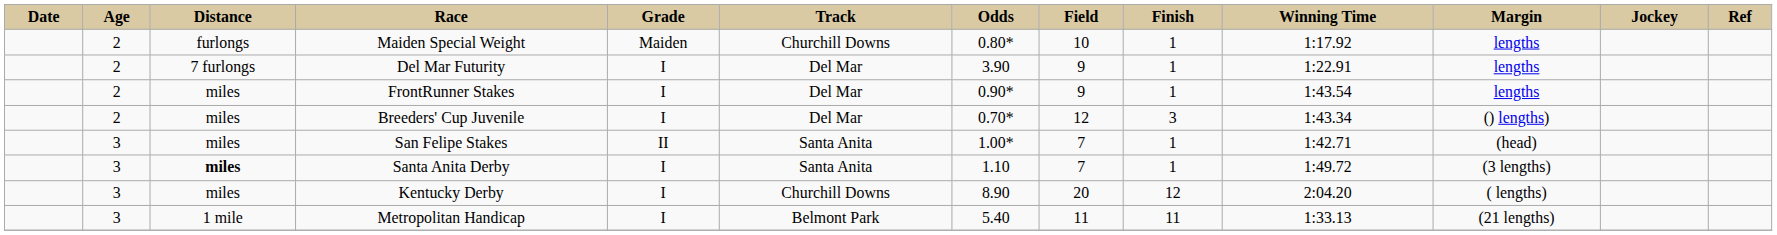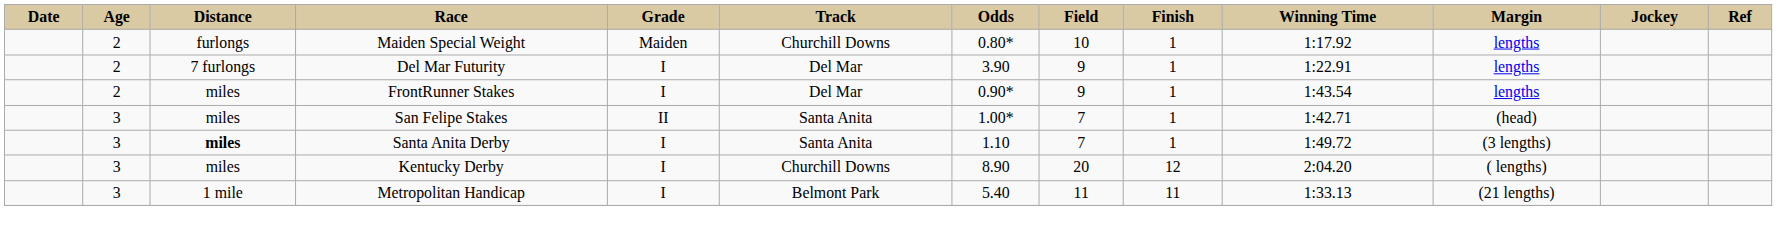- row: (451, 117)
